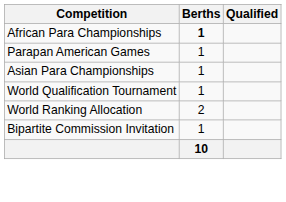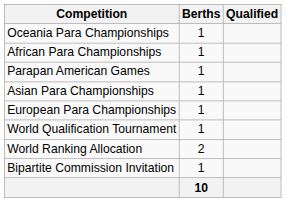+ row: (88, 33)
(201, 33) bold -> (201, 52) normal
+ row: (92, 110)
